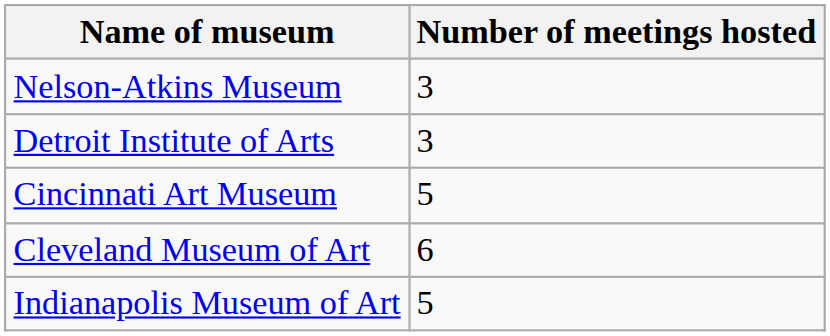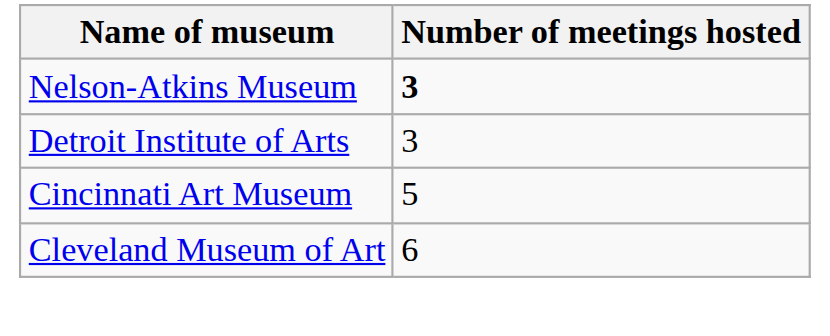(425, 85) normal -> (410, 85) bold
- row: (207, 303)
